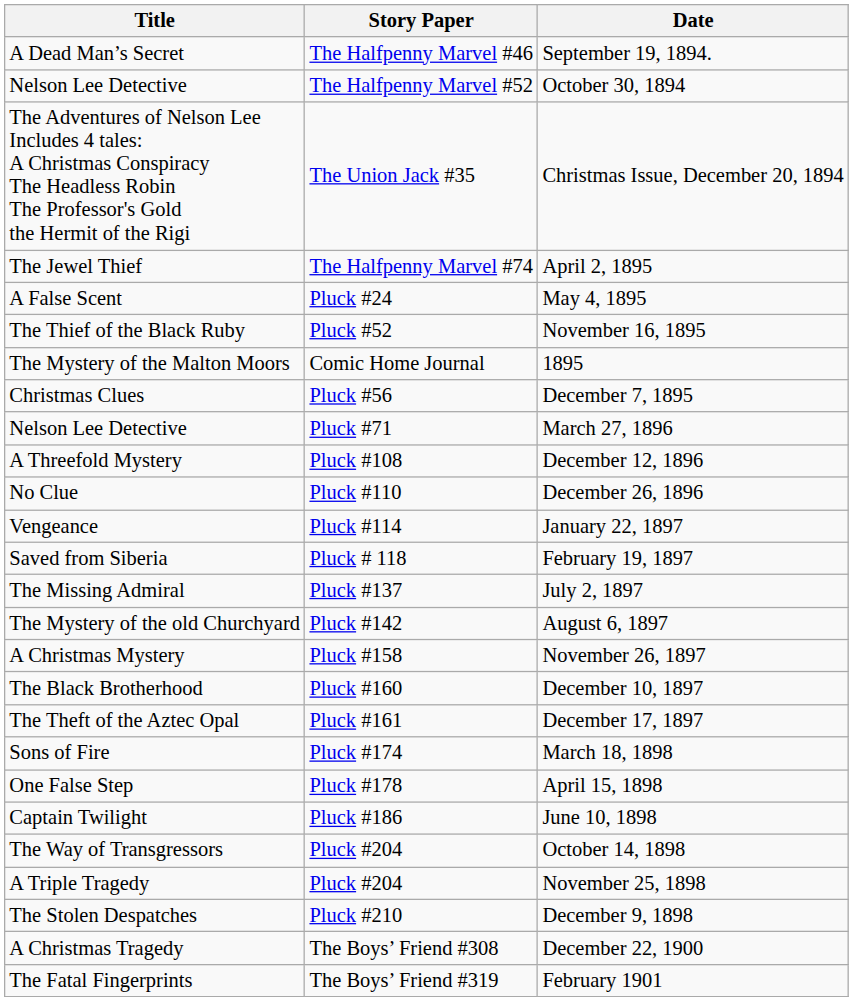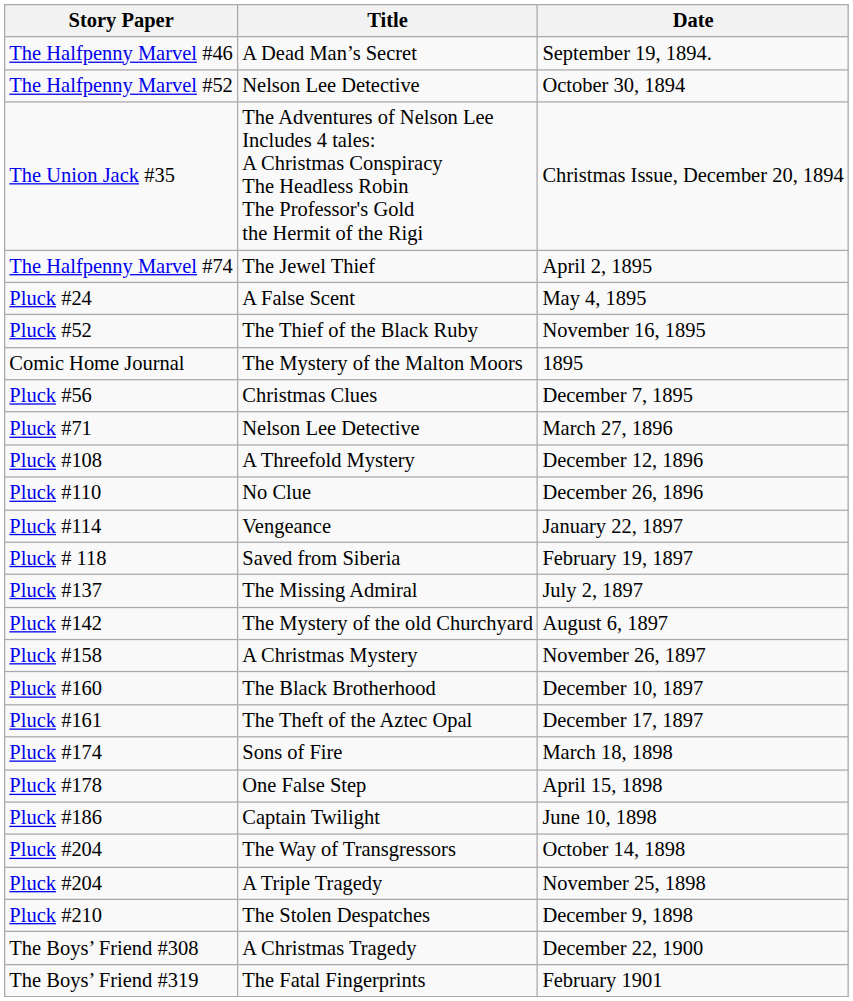columns swapped: (155, 20) <-> (421, 20)
